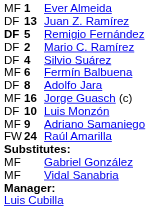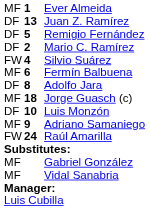(12, 34) bold -> (12, 34) normal
(12, 60) DF -> (13, 60) FW
(30, 98) 16 -> (30, 98) 18
